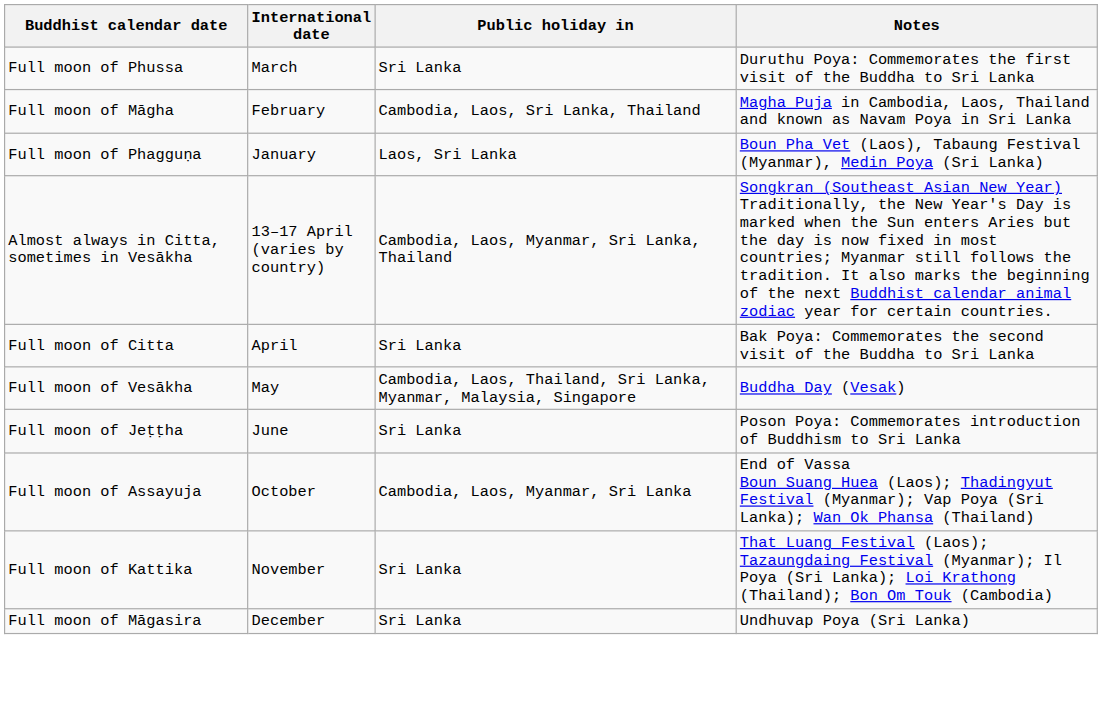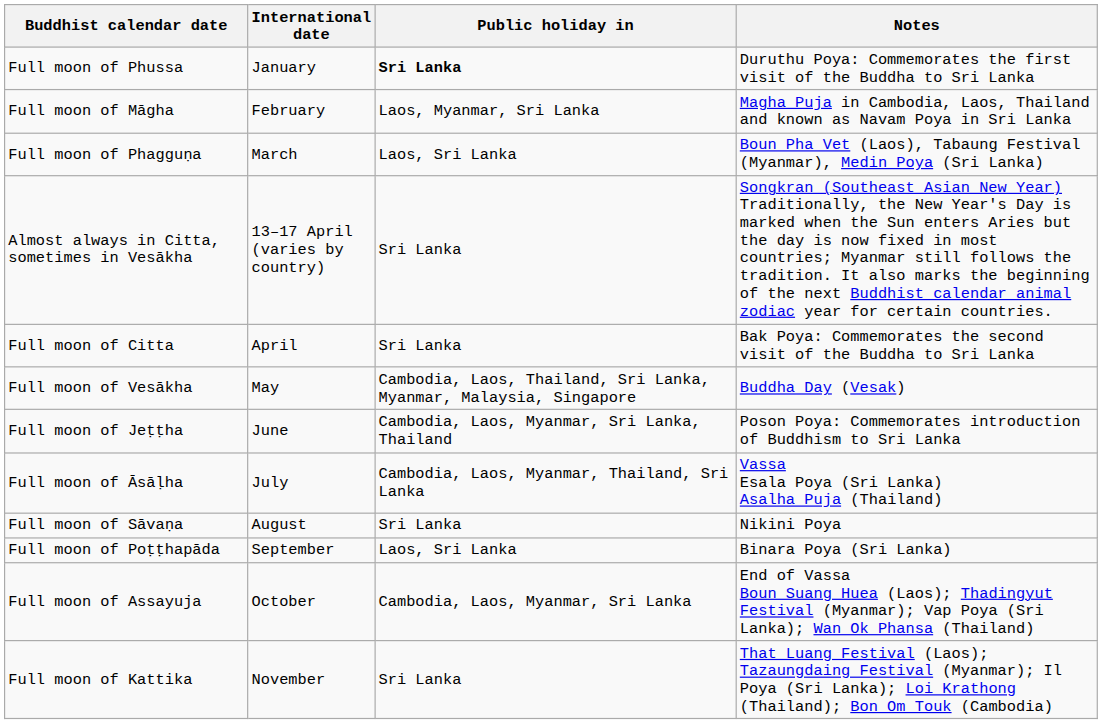(275, 69) March -> (284, 69) January
(420, 69) normal -> (420, 69) bold
(540, 111) Cambodia, Laos, Sri Lanka, Thailand -> (489, 111) Laos, Myanmar, Sri Lanka
(284, 154) January -> (275, 154) March
(540, 250) Cambodia, Laos, Myanmar, Sri Lanka, Thailand -> (420, 250) Sri Lanka
(420, 431) Sri Lanka -> (540, 431) Cambodia, Laos, Myanmar, Sri Lanka, Thailand
+ row: (96, 483)
+ row: (96, 525)
+ row: (114, 550)
- row: (105, 621)
